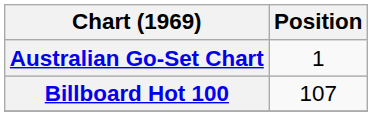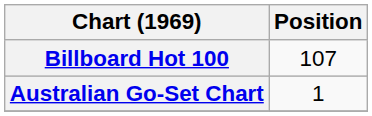rows swapped: (137, 57) <-> (137, 93)
